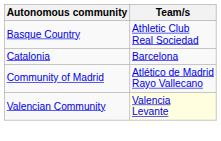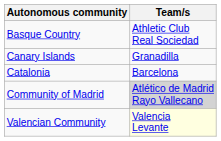+ row: (41, 56)
(173, 78) no background -> (173, 94) lightgrey background
